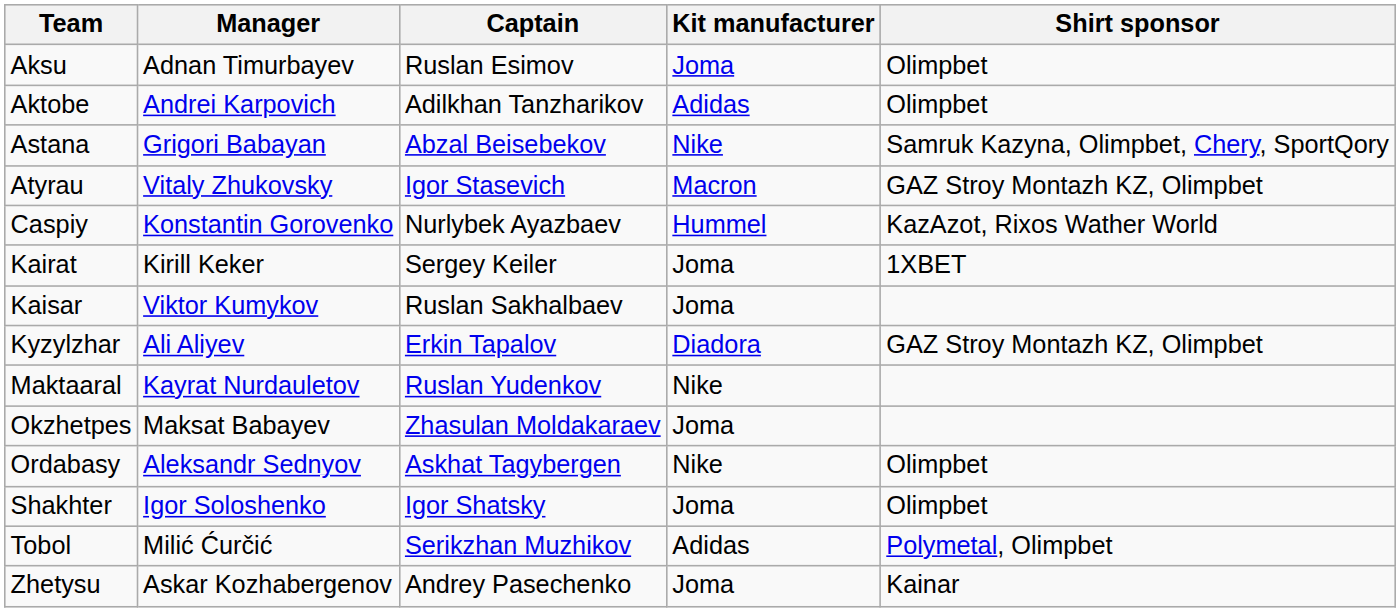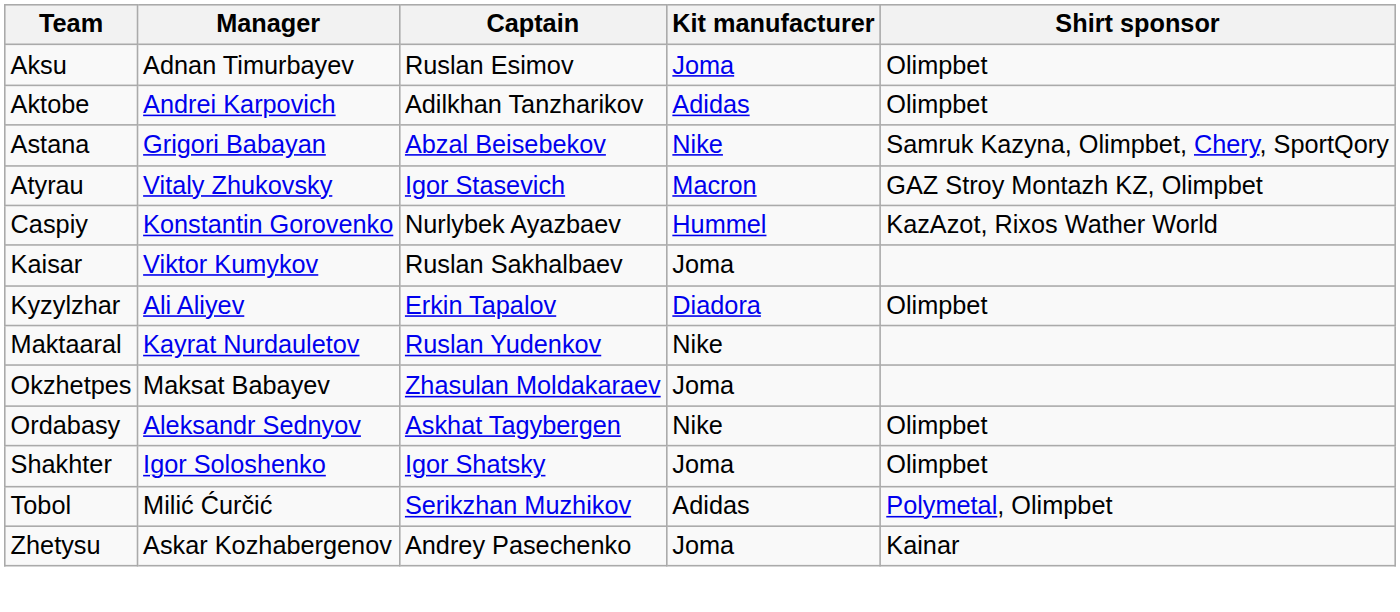- row: (44, 265)
(1075, 345) GAZ Stroy Montazh KZ, Olimpbet -> (937, 305) Olimpbet
